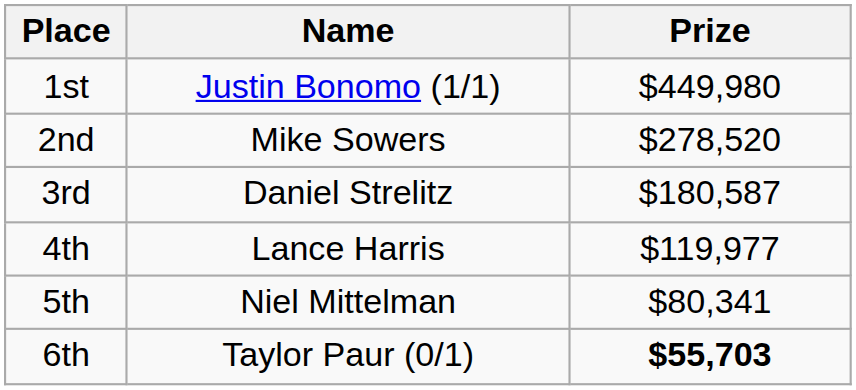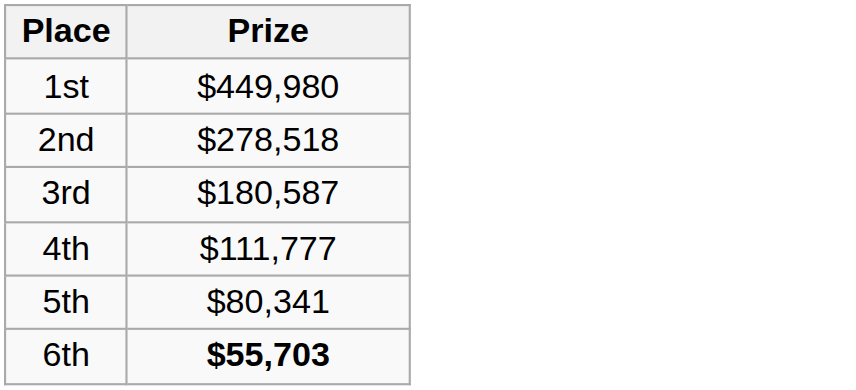- column: (348, 31)
(710, 139) $278,520 -> (268, 139) $278,518
(710, 247) $119,977 -> (268, 247) $111,777
